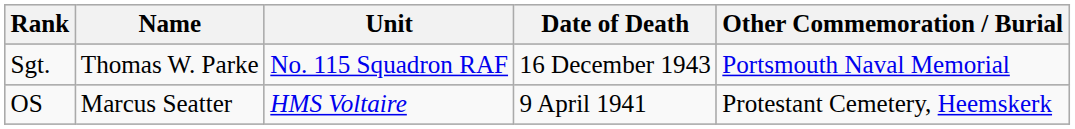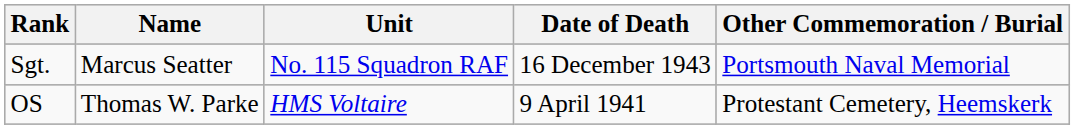(170, 64) Thomas W. Parke -> (156, 64) Marcus Seatter
(156, 104) Marcus Seatter -> (170, 104) Thomas W. Parke
